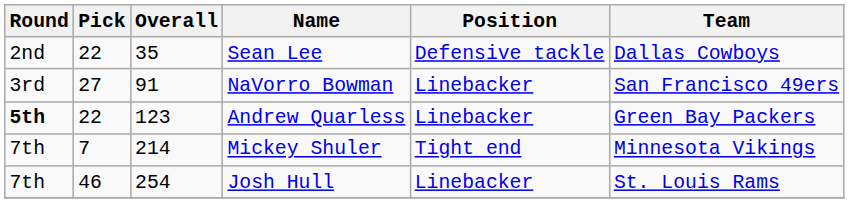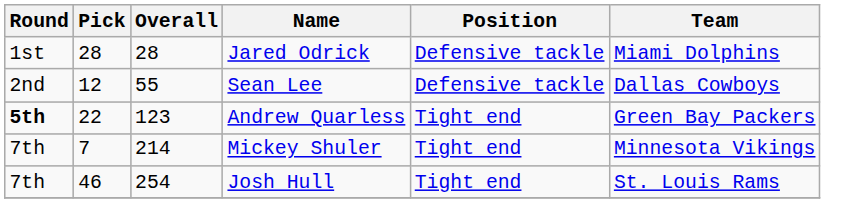+ row: (299, 53)
(90, 53) 22 -> (90, 85) 12
(147, 53) 35 -> (147, 85) 55
- row: (310, 85)
(474, 117) Linebacker -> (468, 117) Tight end
(474, 182) Linebacker -> (468, 182) Tight end
